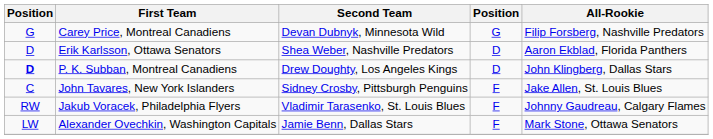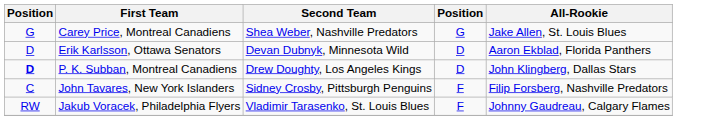(363, 32) Devan Dubnyk, Minnesota Wild -> (332, 32) Shea Weber, Nashville Predators
(614, 32) Filip Forsberg, Nashville Predators -> (557, 32) Jake Allen, St. Louis Blues
(368, 50) Shea Weber, Nashville Predators -> (327, 50) Devan Dubnyk, Minnesota Wild
(593, 87) Jake Allen, St. Louis Blues -> (578, 87) Filip Forsberg, Nashville Predators
- row: (167, 124)
